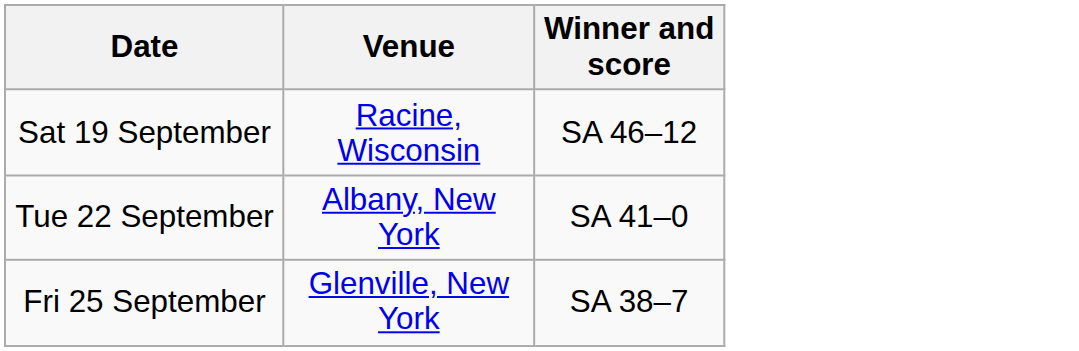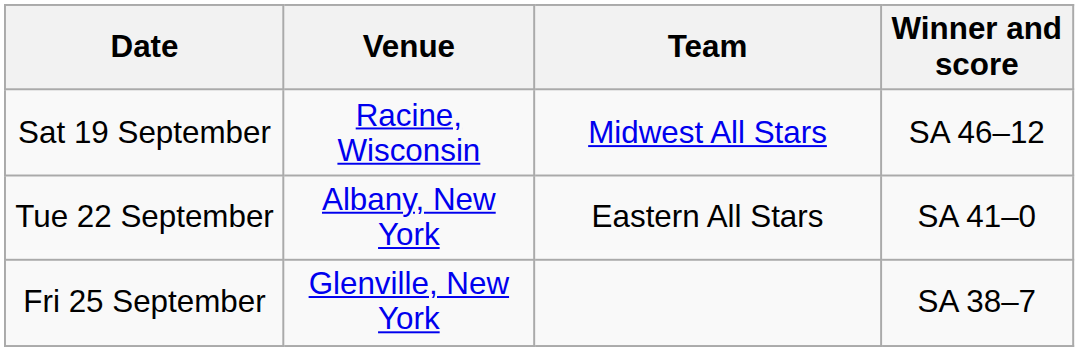+ column: (708, 47)
